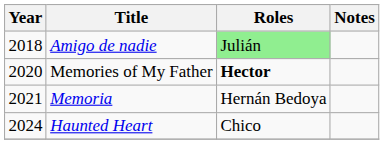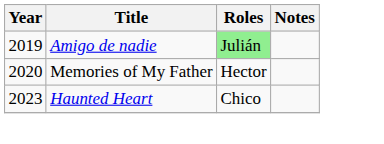(25, 44) 2018 -> (25, 44) 2019
(245, 71) bold -> (244, 71) normal
- row: (81, 98)
(25, 125) 2024 -> (25, 98) 2023
